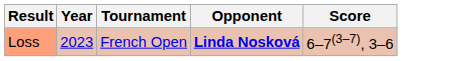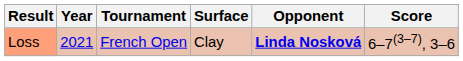+ column: (221, 16)
(77, 41) 2023 -> (77, 41) 2021
